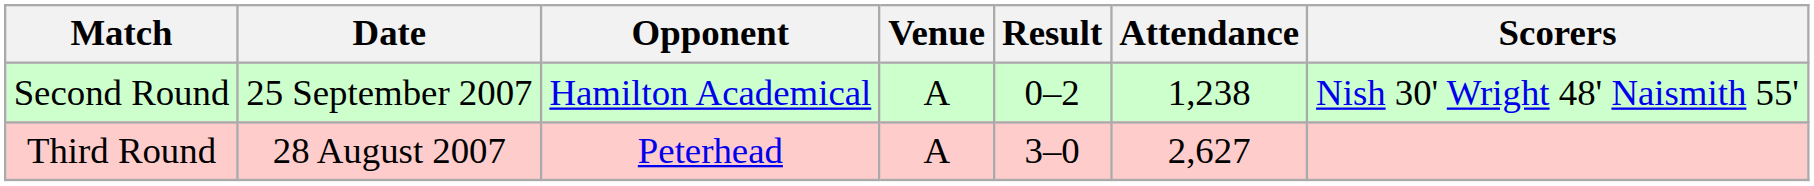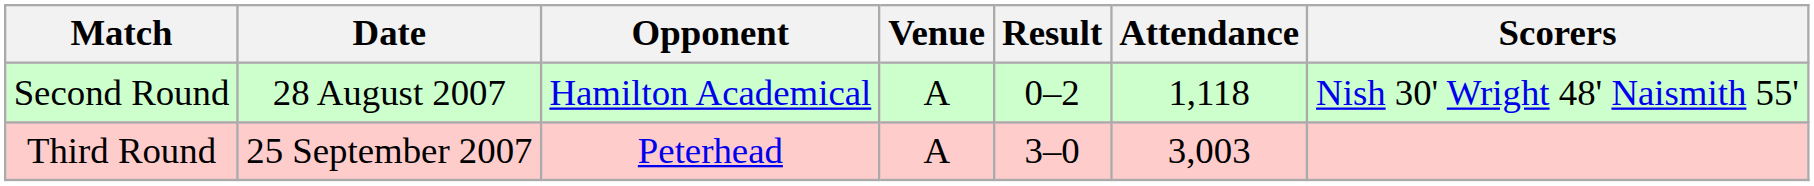(389, 92) 25 September 2007 -> (389, 92) 28 August 2007
(1209, 92) 1,238 -> (1209, 92) 1,118
(389, 150) 28 August 2007 -> (389, 150) 25 September 2007
(1209, 150) 2,627 -> (1209, 150) 3,003
